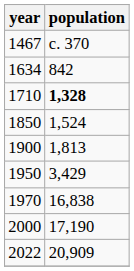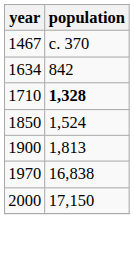- row: (25, 174)
(72, 226) 17,190 -> (72, 200) 17,150
- row: (25, 252)
